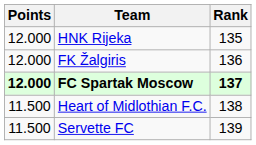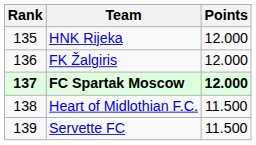columns swapped: (231, 15) <-> (29, 15)
